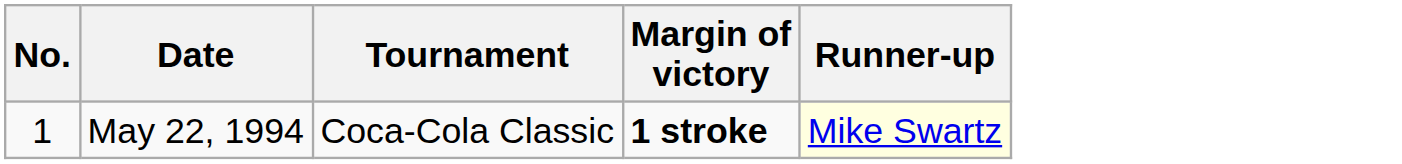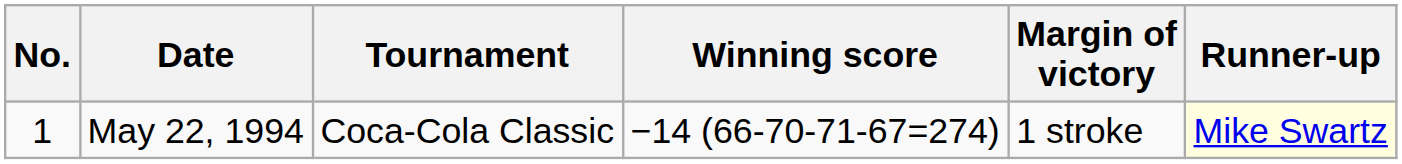+ column: (815, 54)
(699, 130) bold -> (1080, 130) normal
